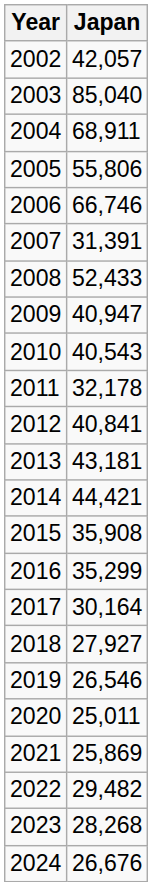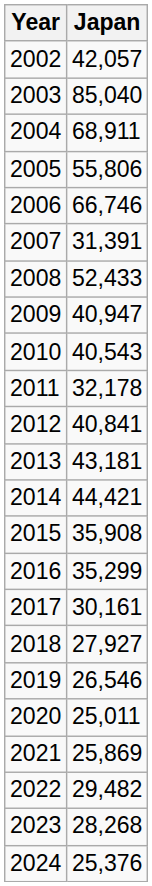(107, 607) 30,164 -> (107, 607) 30,161
(107, 863) 26,676 -> (107, 863) 25,376
